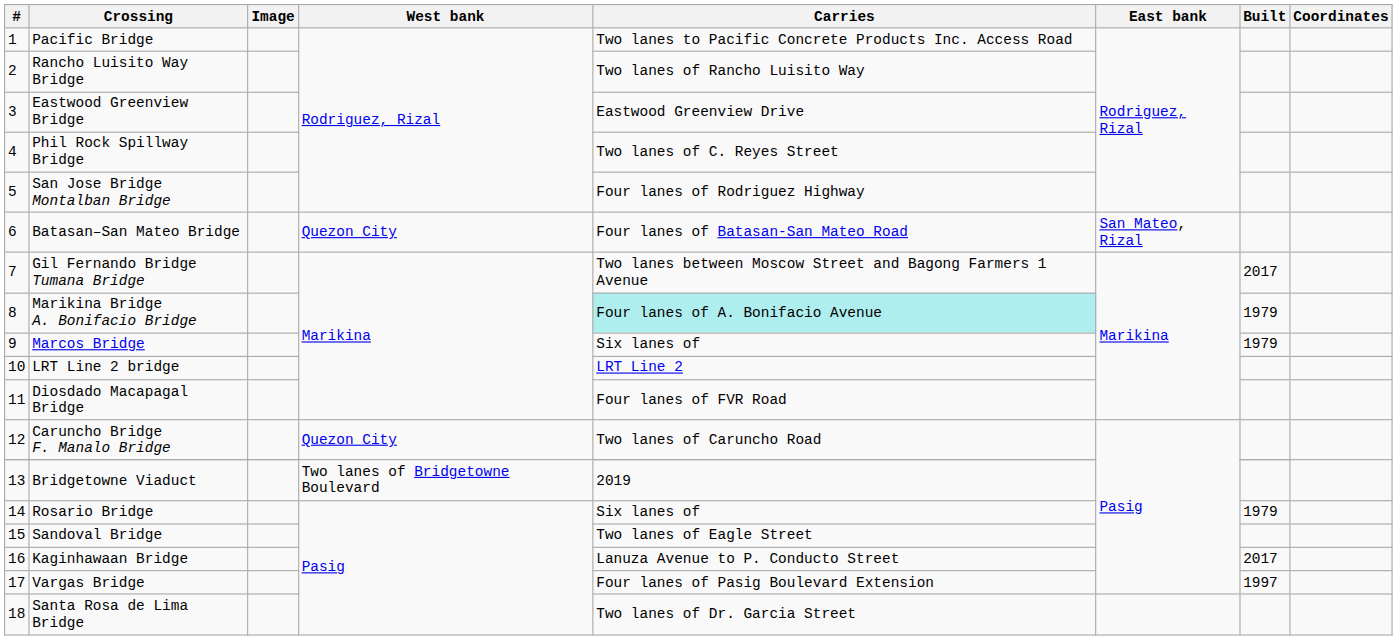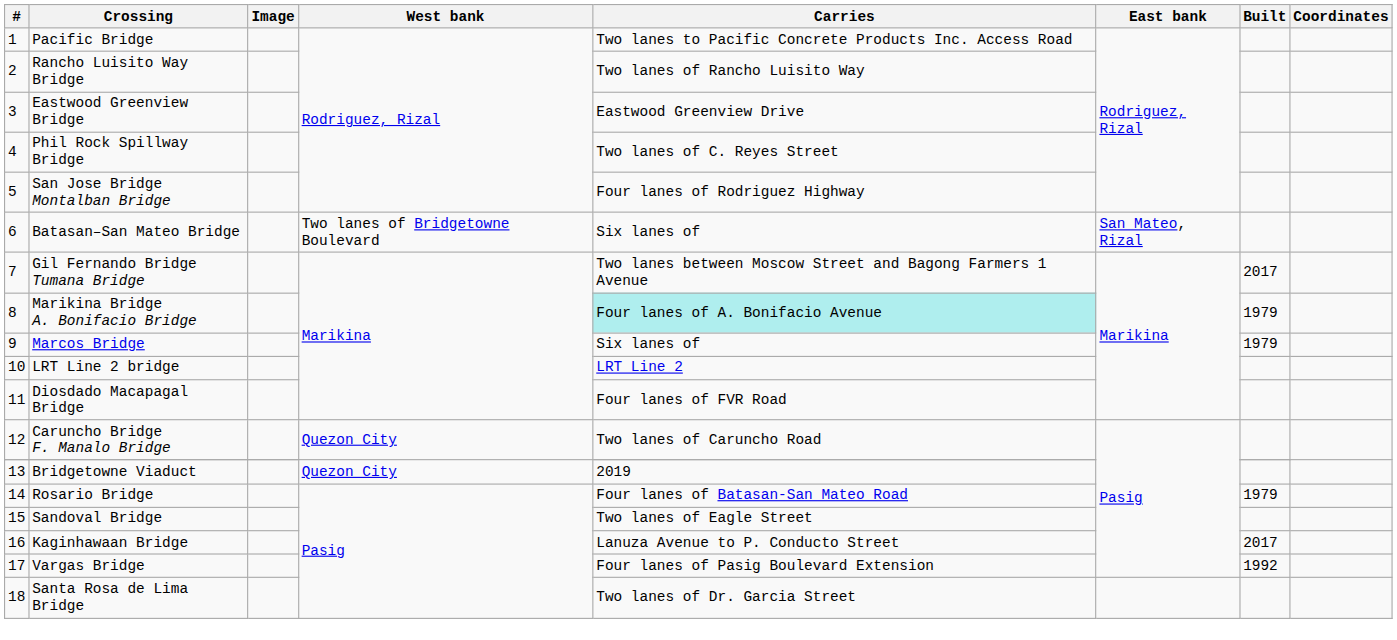(349, 232) Quezon City -> (406, 232) Two lanes of Bridgetowne Boulevard
(752, 232) Four lanes of Batasan-San Mateo Road -> (648, 232) Six lanes of
(406, 480) Two lanes of Bridgetowne Boulevard -> (349, 472) Quezon City
(648, 512) Six lanes of -> (752, 495) Four lanes of Batasan-San Mateo Road
(1260, 583) 1997 -> (1260, 566) 1992
